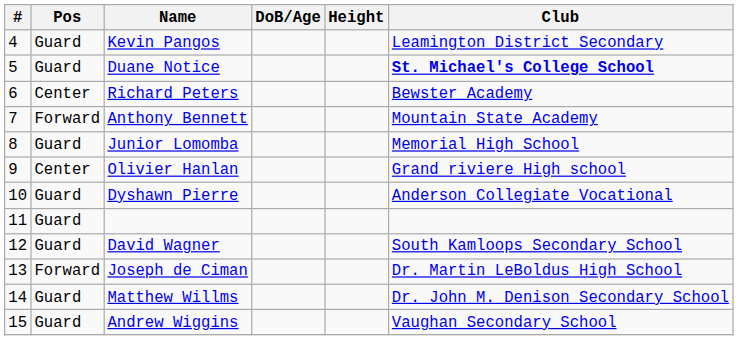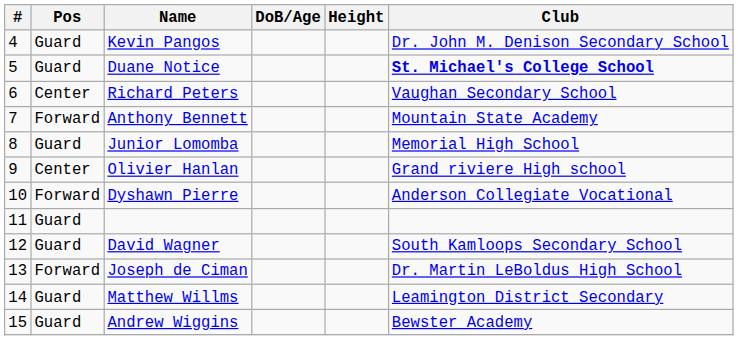(528, 43) Leamington District Secondary -> (560, 43) Dr. John M. Denison Secondary School
(462, 94) Bewster Academy -> (504, 94) Vaughan Secondary School
(58, 195) Guard -> (67, 195) Forward
(560, 297) Dr. John M. Denison Secondary School -> (528, 297) Leamington District Secondary
(504, 322) Vaughan Secondary School -> (462, 322) Bewster Academy
